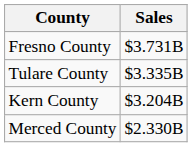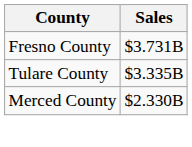- row: (53, 100)
